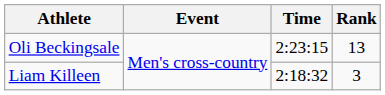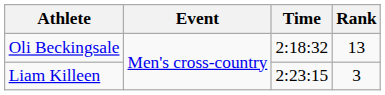(302, 47) 2:23:15 -> (302, 47) 2:18:32
(302, 76) 2:18:32 -> (302, 76) 2:23:15
